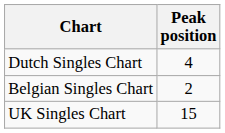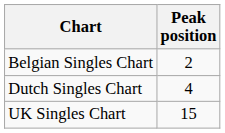rows swapped: (81, 88) <-> (75, 62)
